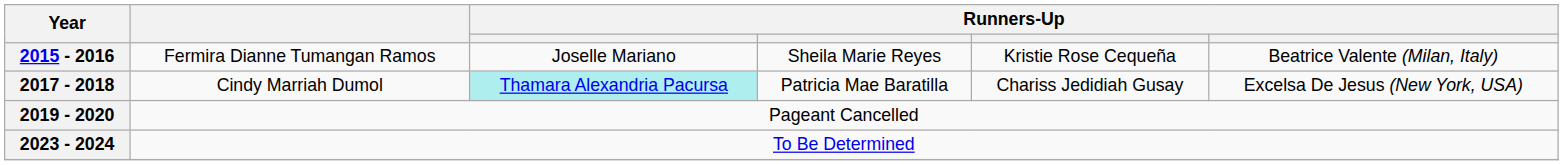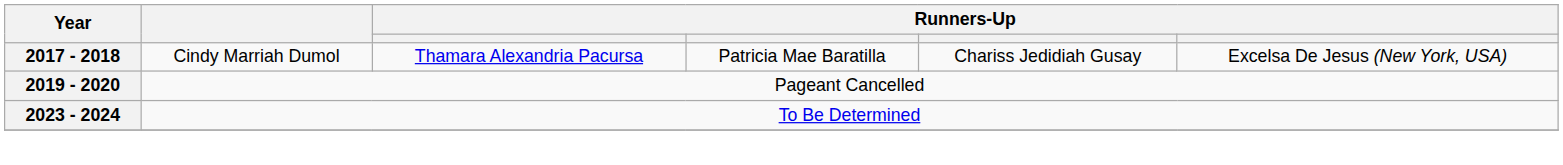- row: (67, 57)
(614, 86) paleturquoise background -> (529, 57) no background
